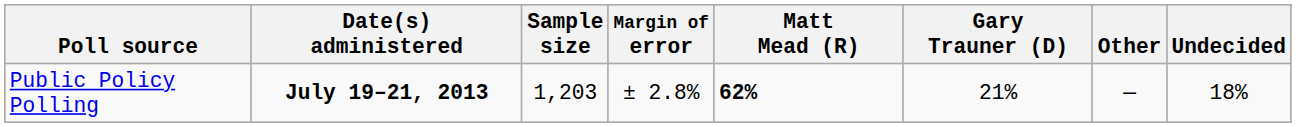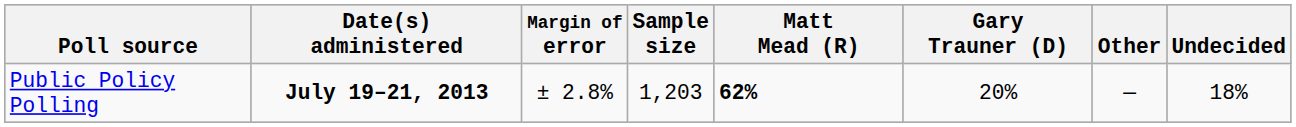columns swapped: (565, 34) <-> (661, 36)
(998, 93) 21% -> (998, 93) 20%
